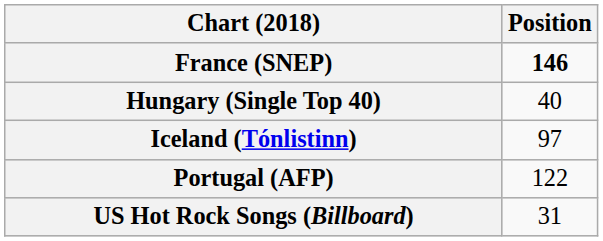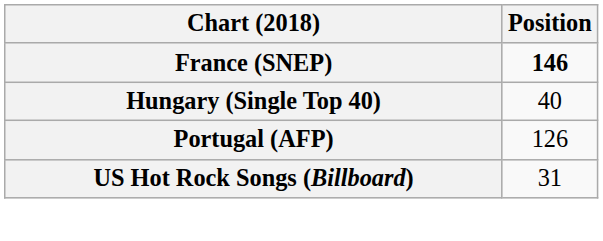- row: (254, 139)
(550, 178) 122 -> (550, 139) 126
